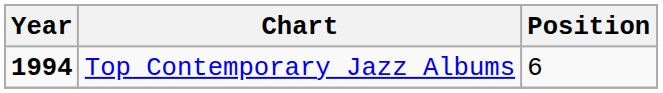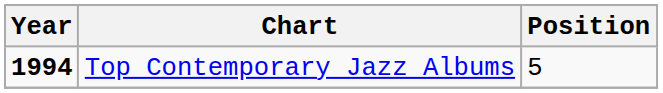(535, 68) 6 -> (535, 68) 5
